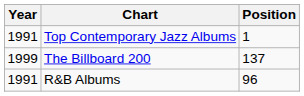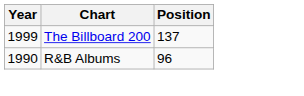- row: (140, 36)
(23, 79) 1991 -> (23, 58) 1990
